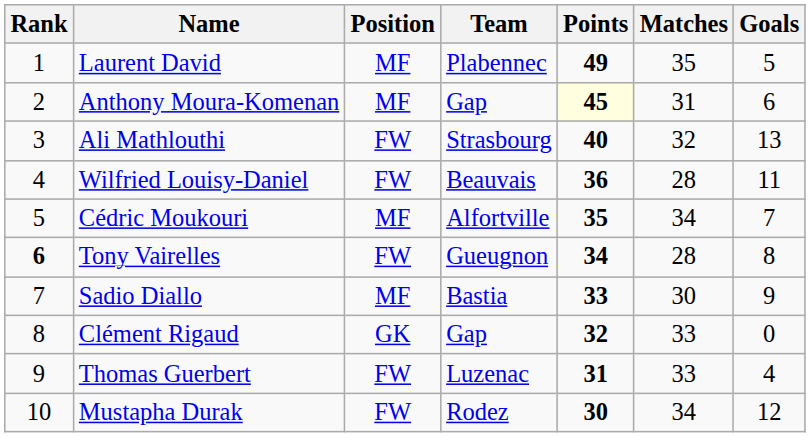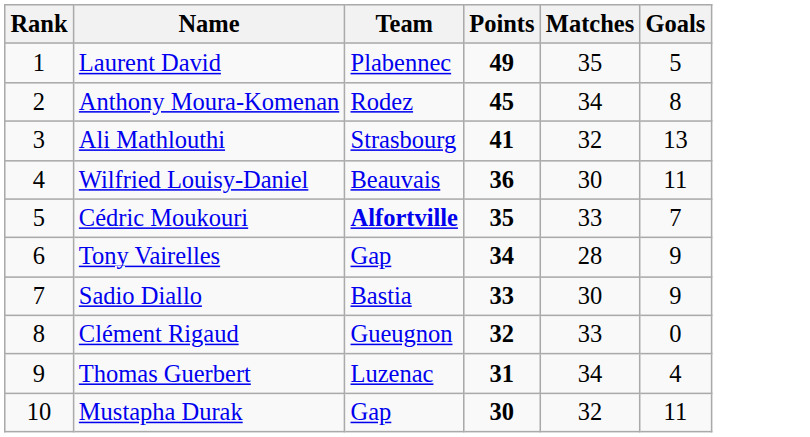- column: (393, 23)
(467, 101) Gap -> (382, 101) Rodez
(596, 101) lightyellow background -> (502, 101) no background
(684, 101) 31 -> (590, 101) 34
(769, 101) 6 -> (675, 101) 8
(596, 140) 40 -> (502, 140) 41
(684, 179) 28 -> (590, 179) 30
(498, 218) normal -> (404, 218) bold
(684, 218) 34 -> (590, 218) 33
(39, 256) bold -> (39, 256) normal
(497, 256) Gueugnon -> (371, 256) Gap
(769, 256) 8 -> (675, 256) 9
(467, 334) Gap -> (402, 334) Gueugnon
(684, 373) 33 -> (590, 373) 34
(477, 412) Rodez -> (371, 412) Gap
(684, 412) 34 -> (590, 412) 32
(769, 412) 12 -> (675, 412) 11
